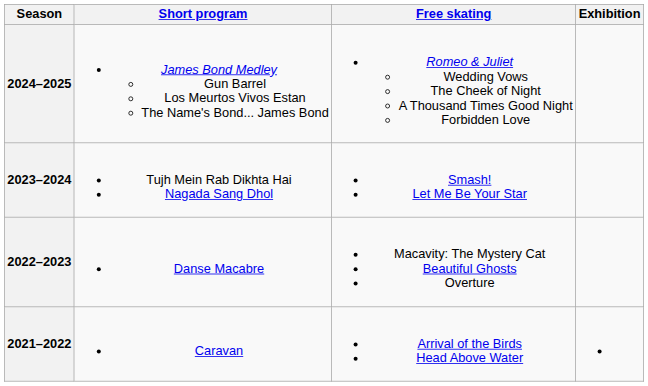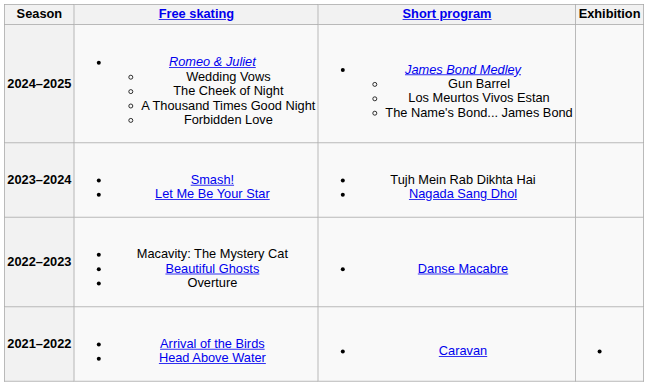columns swapped: (203, 14) <-> (454, 14)
